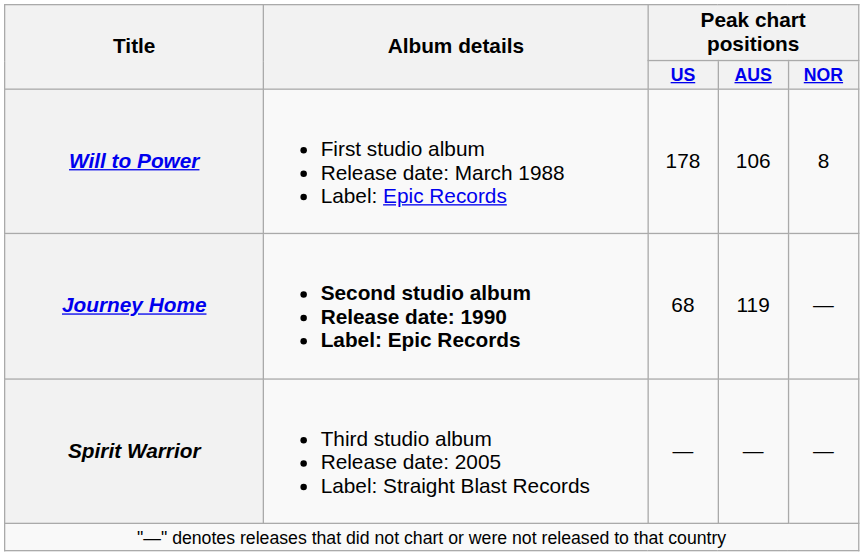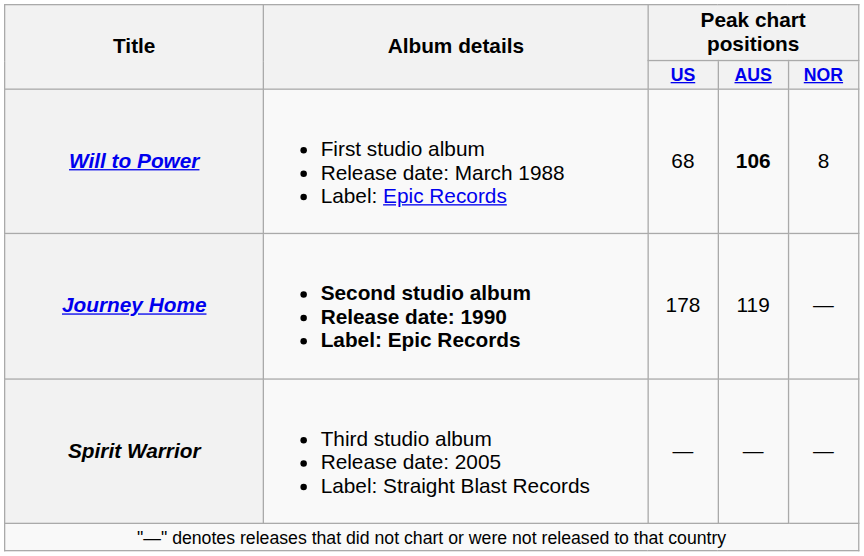(683, 161) 178 -> (683, 161) 68
(753, 161) normal -> (753, 161) bold
(683, 305) 68 -> (683, 305) 178
